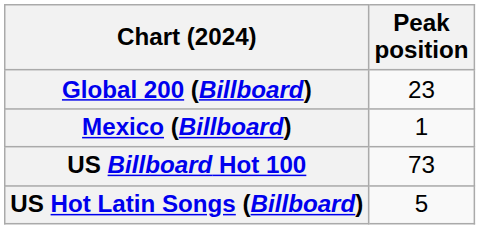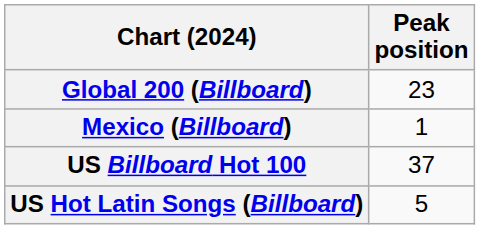(421, 165) 73 -> (421, 165) 37
